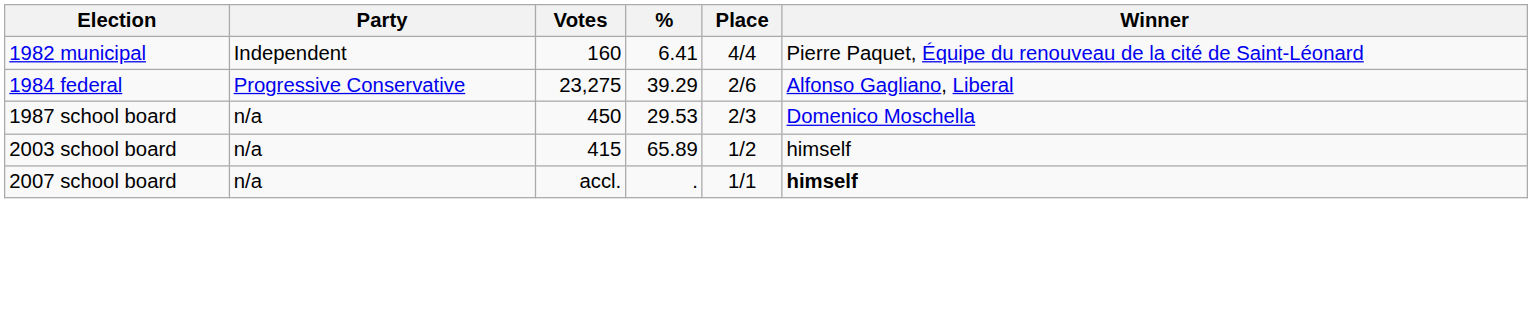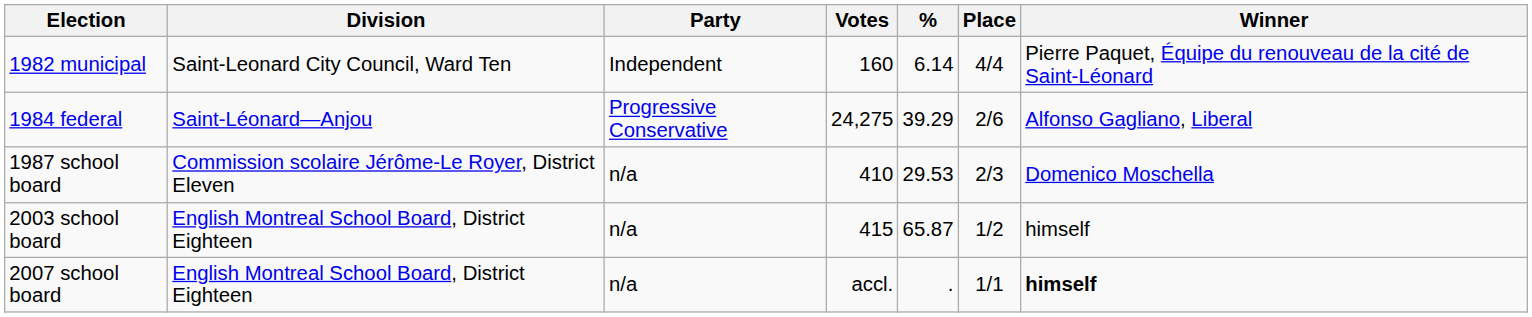+ column: (386, 20)
(678, 52) 6.41 -> (934, 64) 6.14
(590, 85) 23,275 -> (862, 119) 24,275
(604, 117) 450 -> (876, 174) 410
(672, 149) 65.89 -> (928, 229) 65.87
